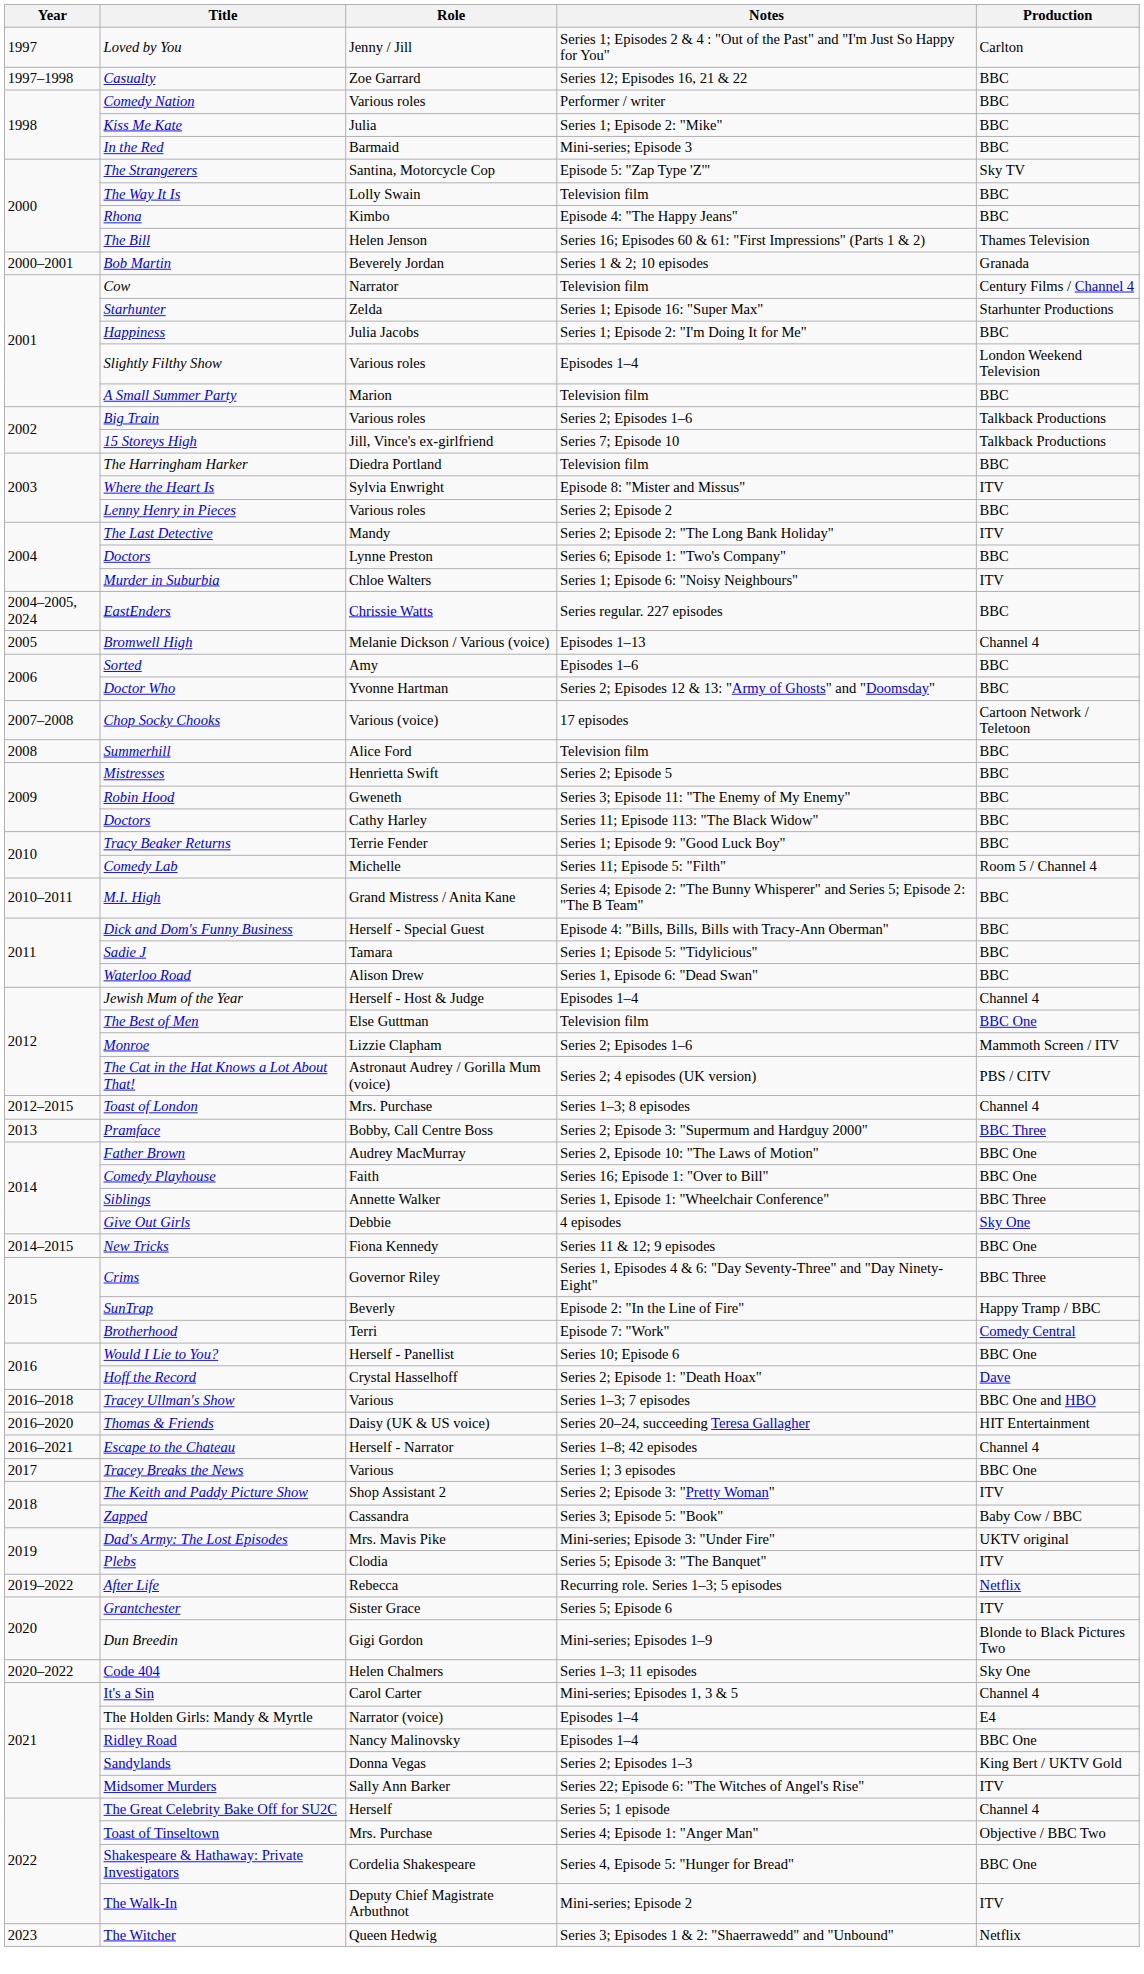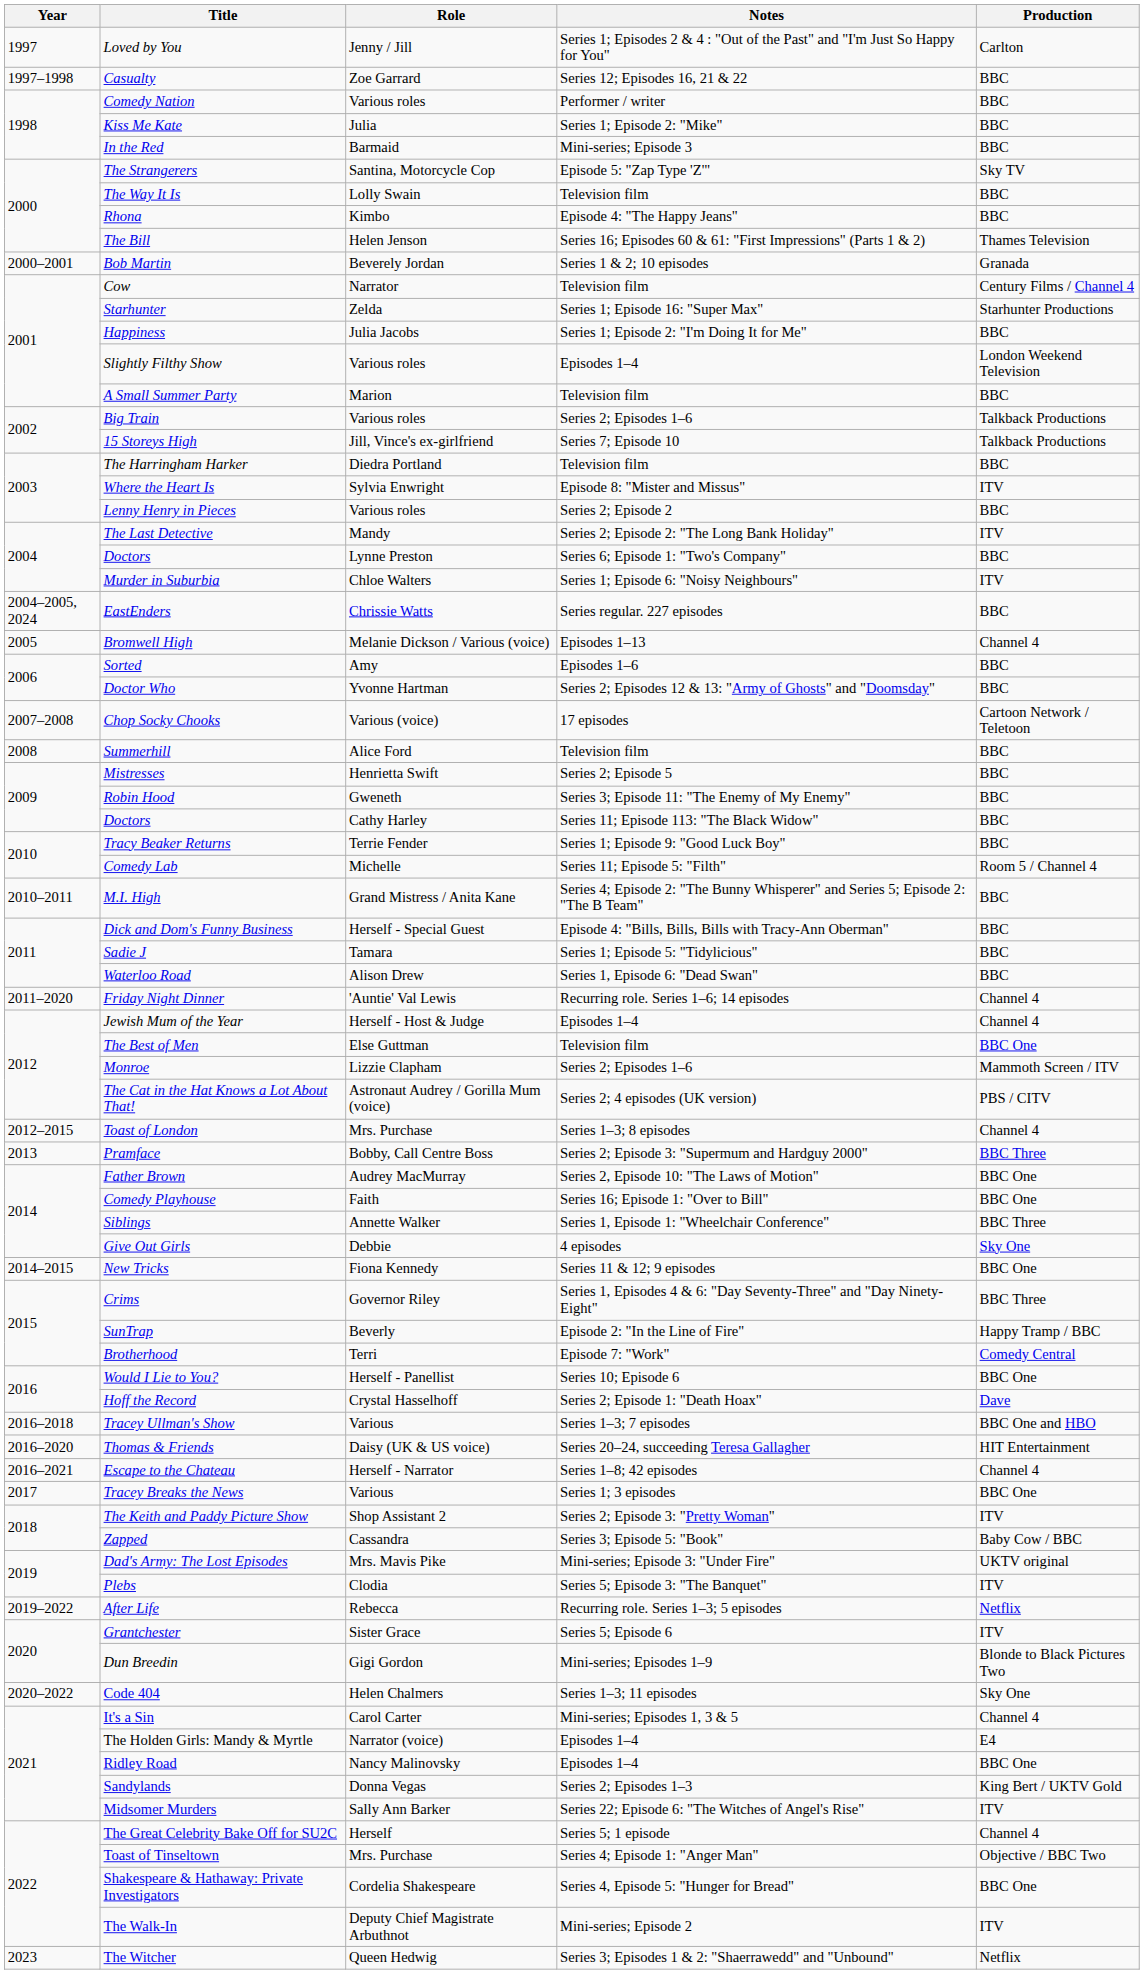+ row: (164, 998)
